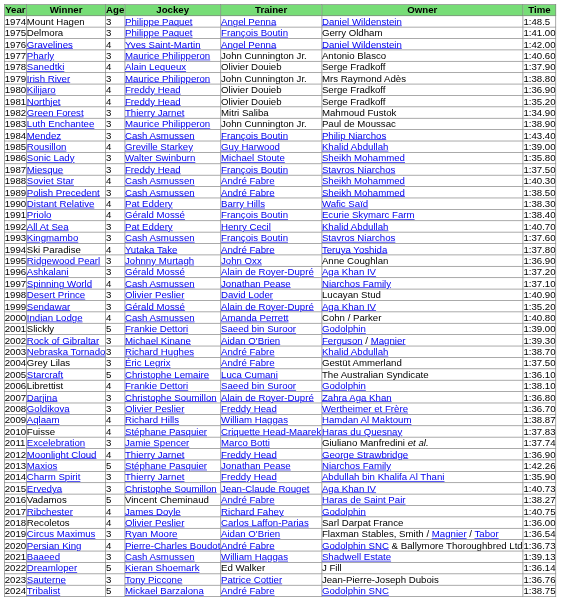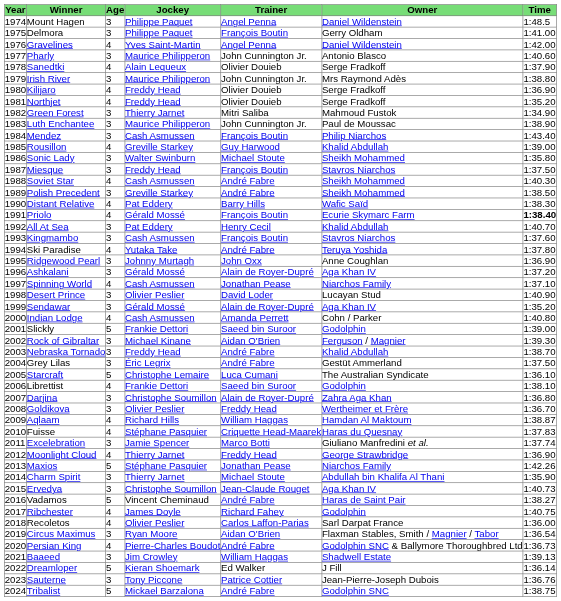(160, 192) Cash Asmussen -> (159, 192) Greville Starkey
(539, 215) normal -> (540, 215) bold
(160, 352) Richard Hughes -> (153, 352) Freddy Head
(249, 477) Freddy Head -> (253, 477) Michael Stoute
(160, 557) Cash Asmussen -> (151, 557) Jim Crowley
